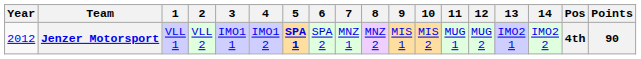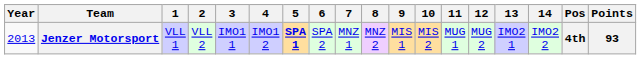(21, 38) 2012 -> (21, 38) 2013
(612, 38) 90 -> (612, 38) 93
